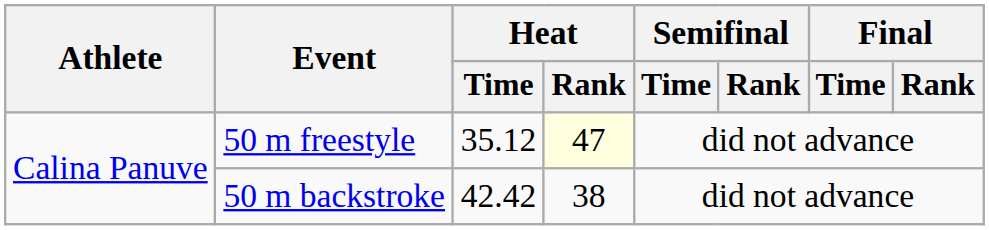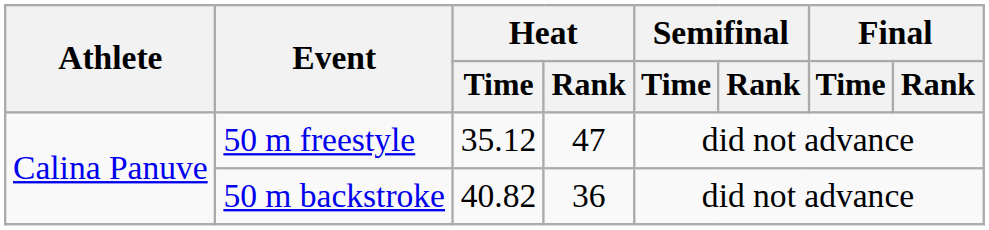(589, 140) lightyellow background -> (589, 140) no background
(498, 195) 42.42 -> (498, 195) 40.82
(589, 195) 38 -> (589, 195) 36
